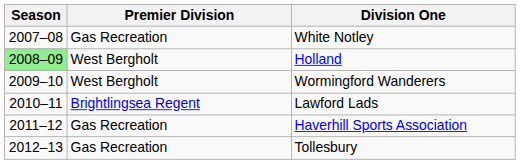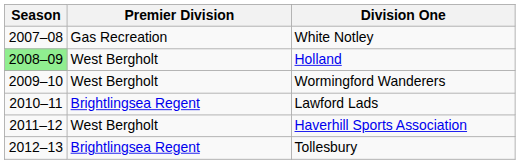(119, 125) Gas Recreation -> (114, 125) West Bergholt
(119, 147) Gas Recreation -> (135, 147) Brightlingsea Regent
